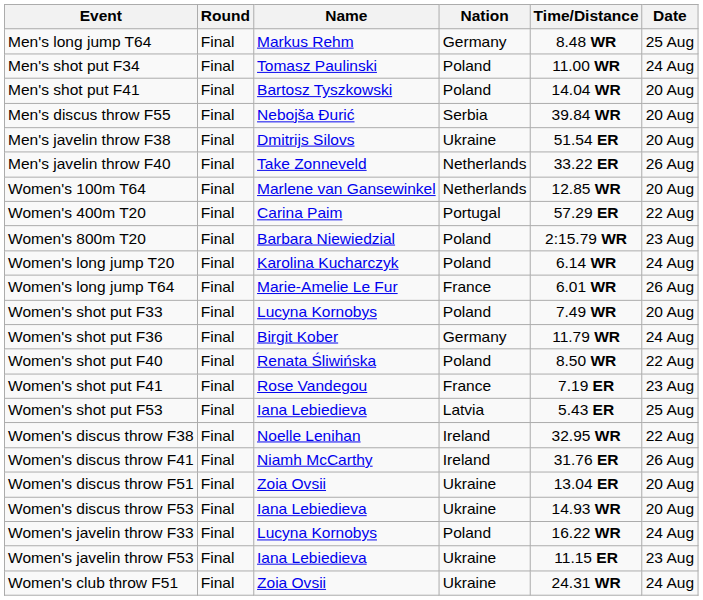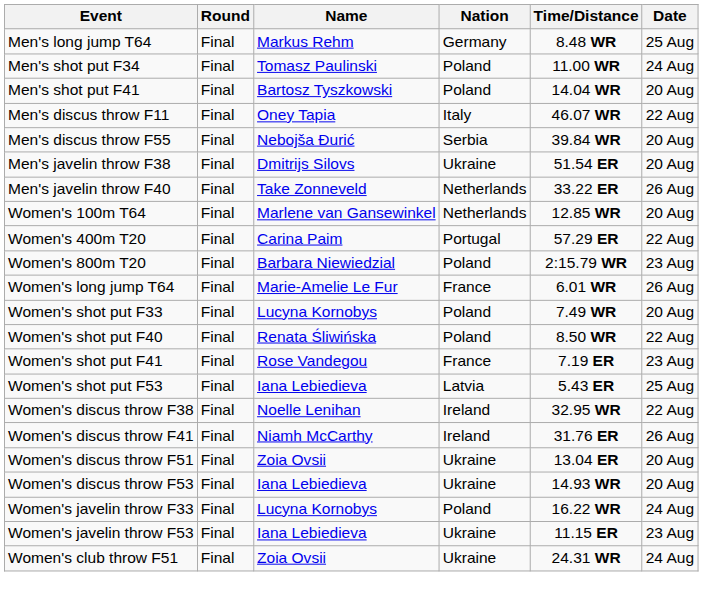+ row: (89, 115)
- row: (91, 262)
- row: (85, 336)
